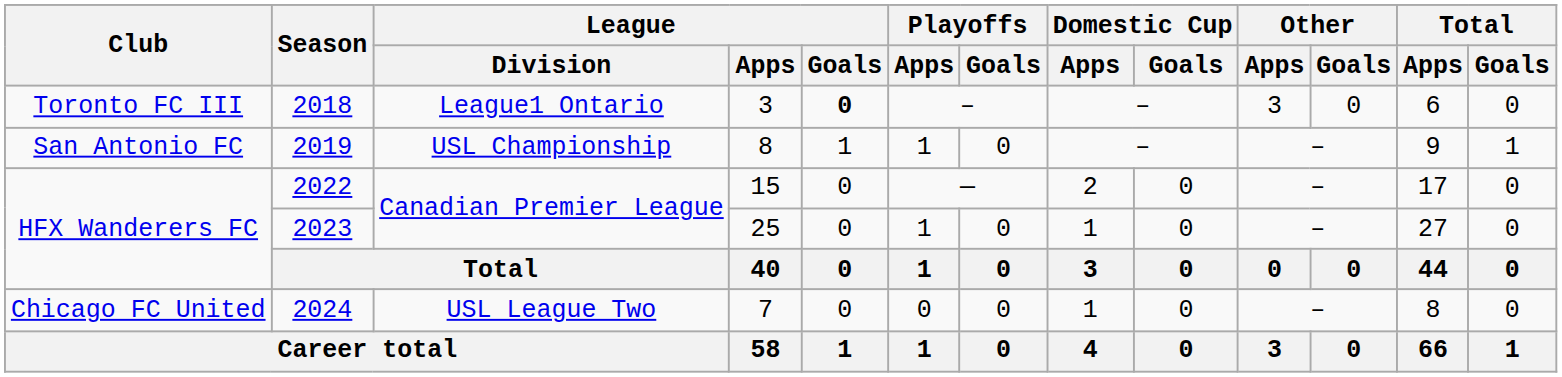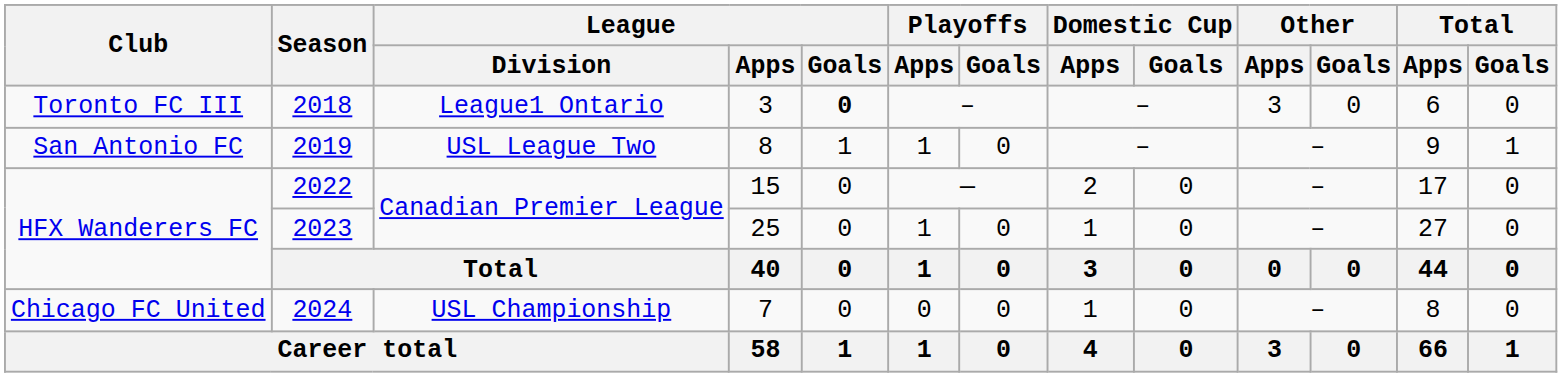(551, 147) USL Championship -> (551, 147) USL League Two
(551, 310) USL League Two -> (551, 310) USL Championship
